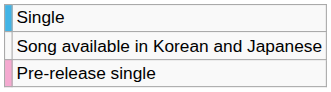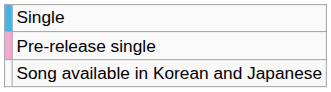rows swapped: (86, 73) <-> (169, 45)
